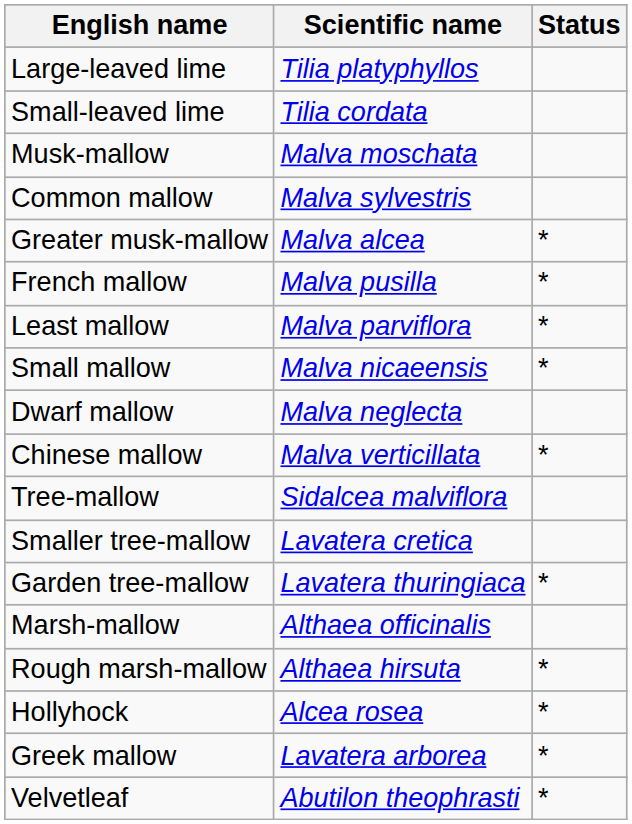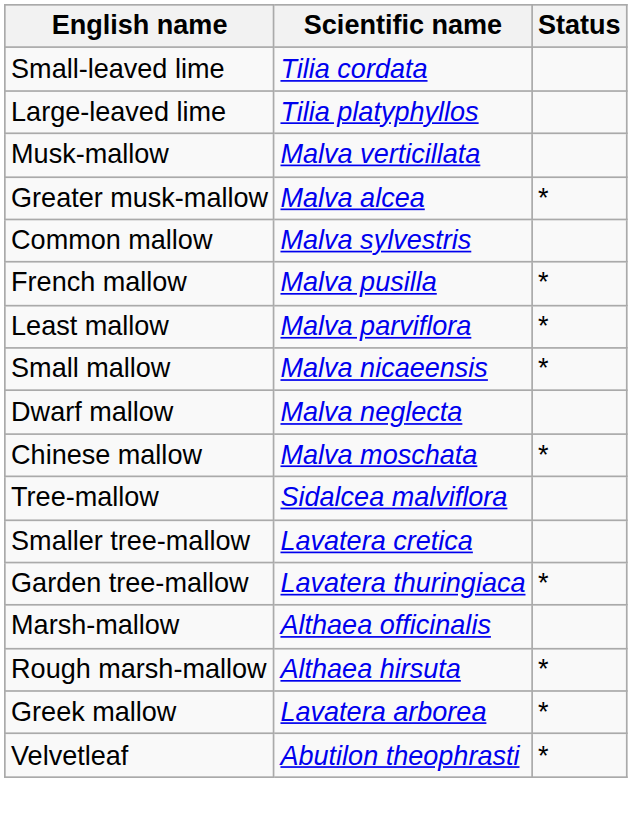rows swapped: (119, 68) <-> (118, 111)
(379, 154) Malva moschata -> (380, 154) Malva verticillata
rows swapped: (140, 240) <-> (112, 197)
(380, 454) Malva verticillata -> (379, 454) Malva moschata
- row: (70, 712)
